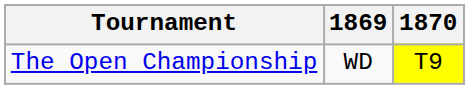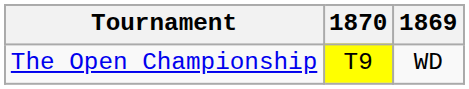columns swapped: (358, 25) <-> (428, 25)
